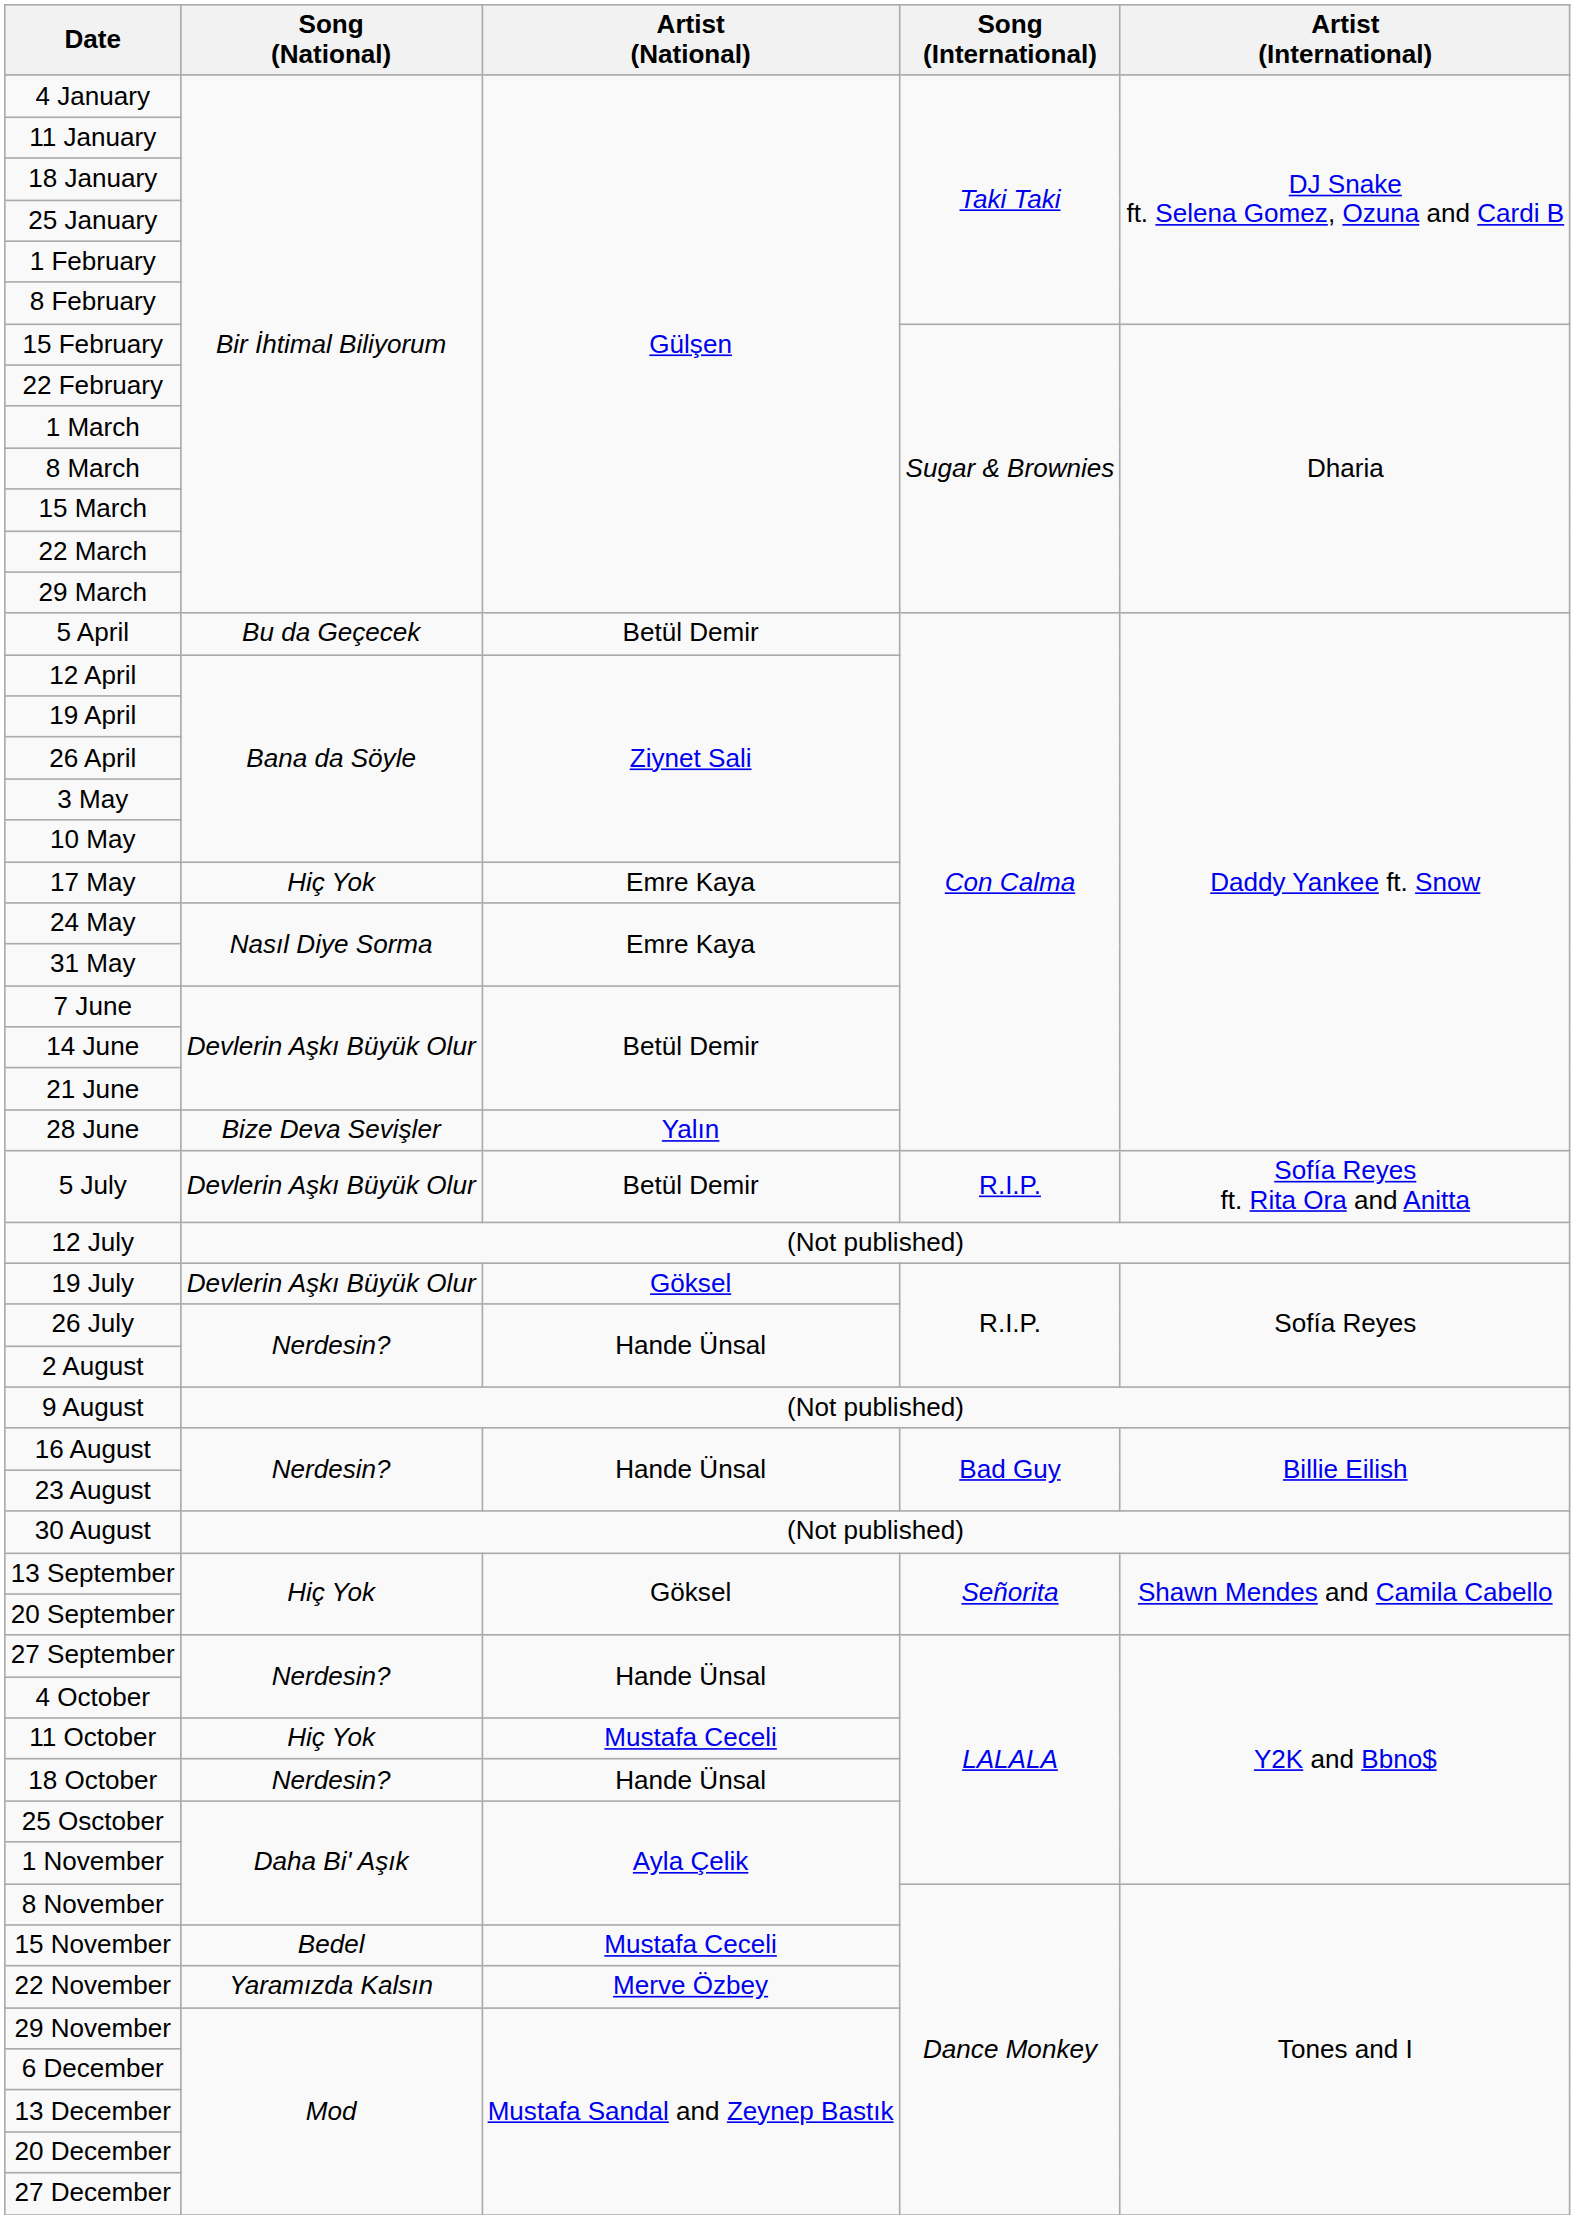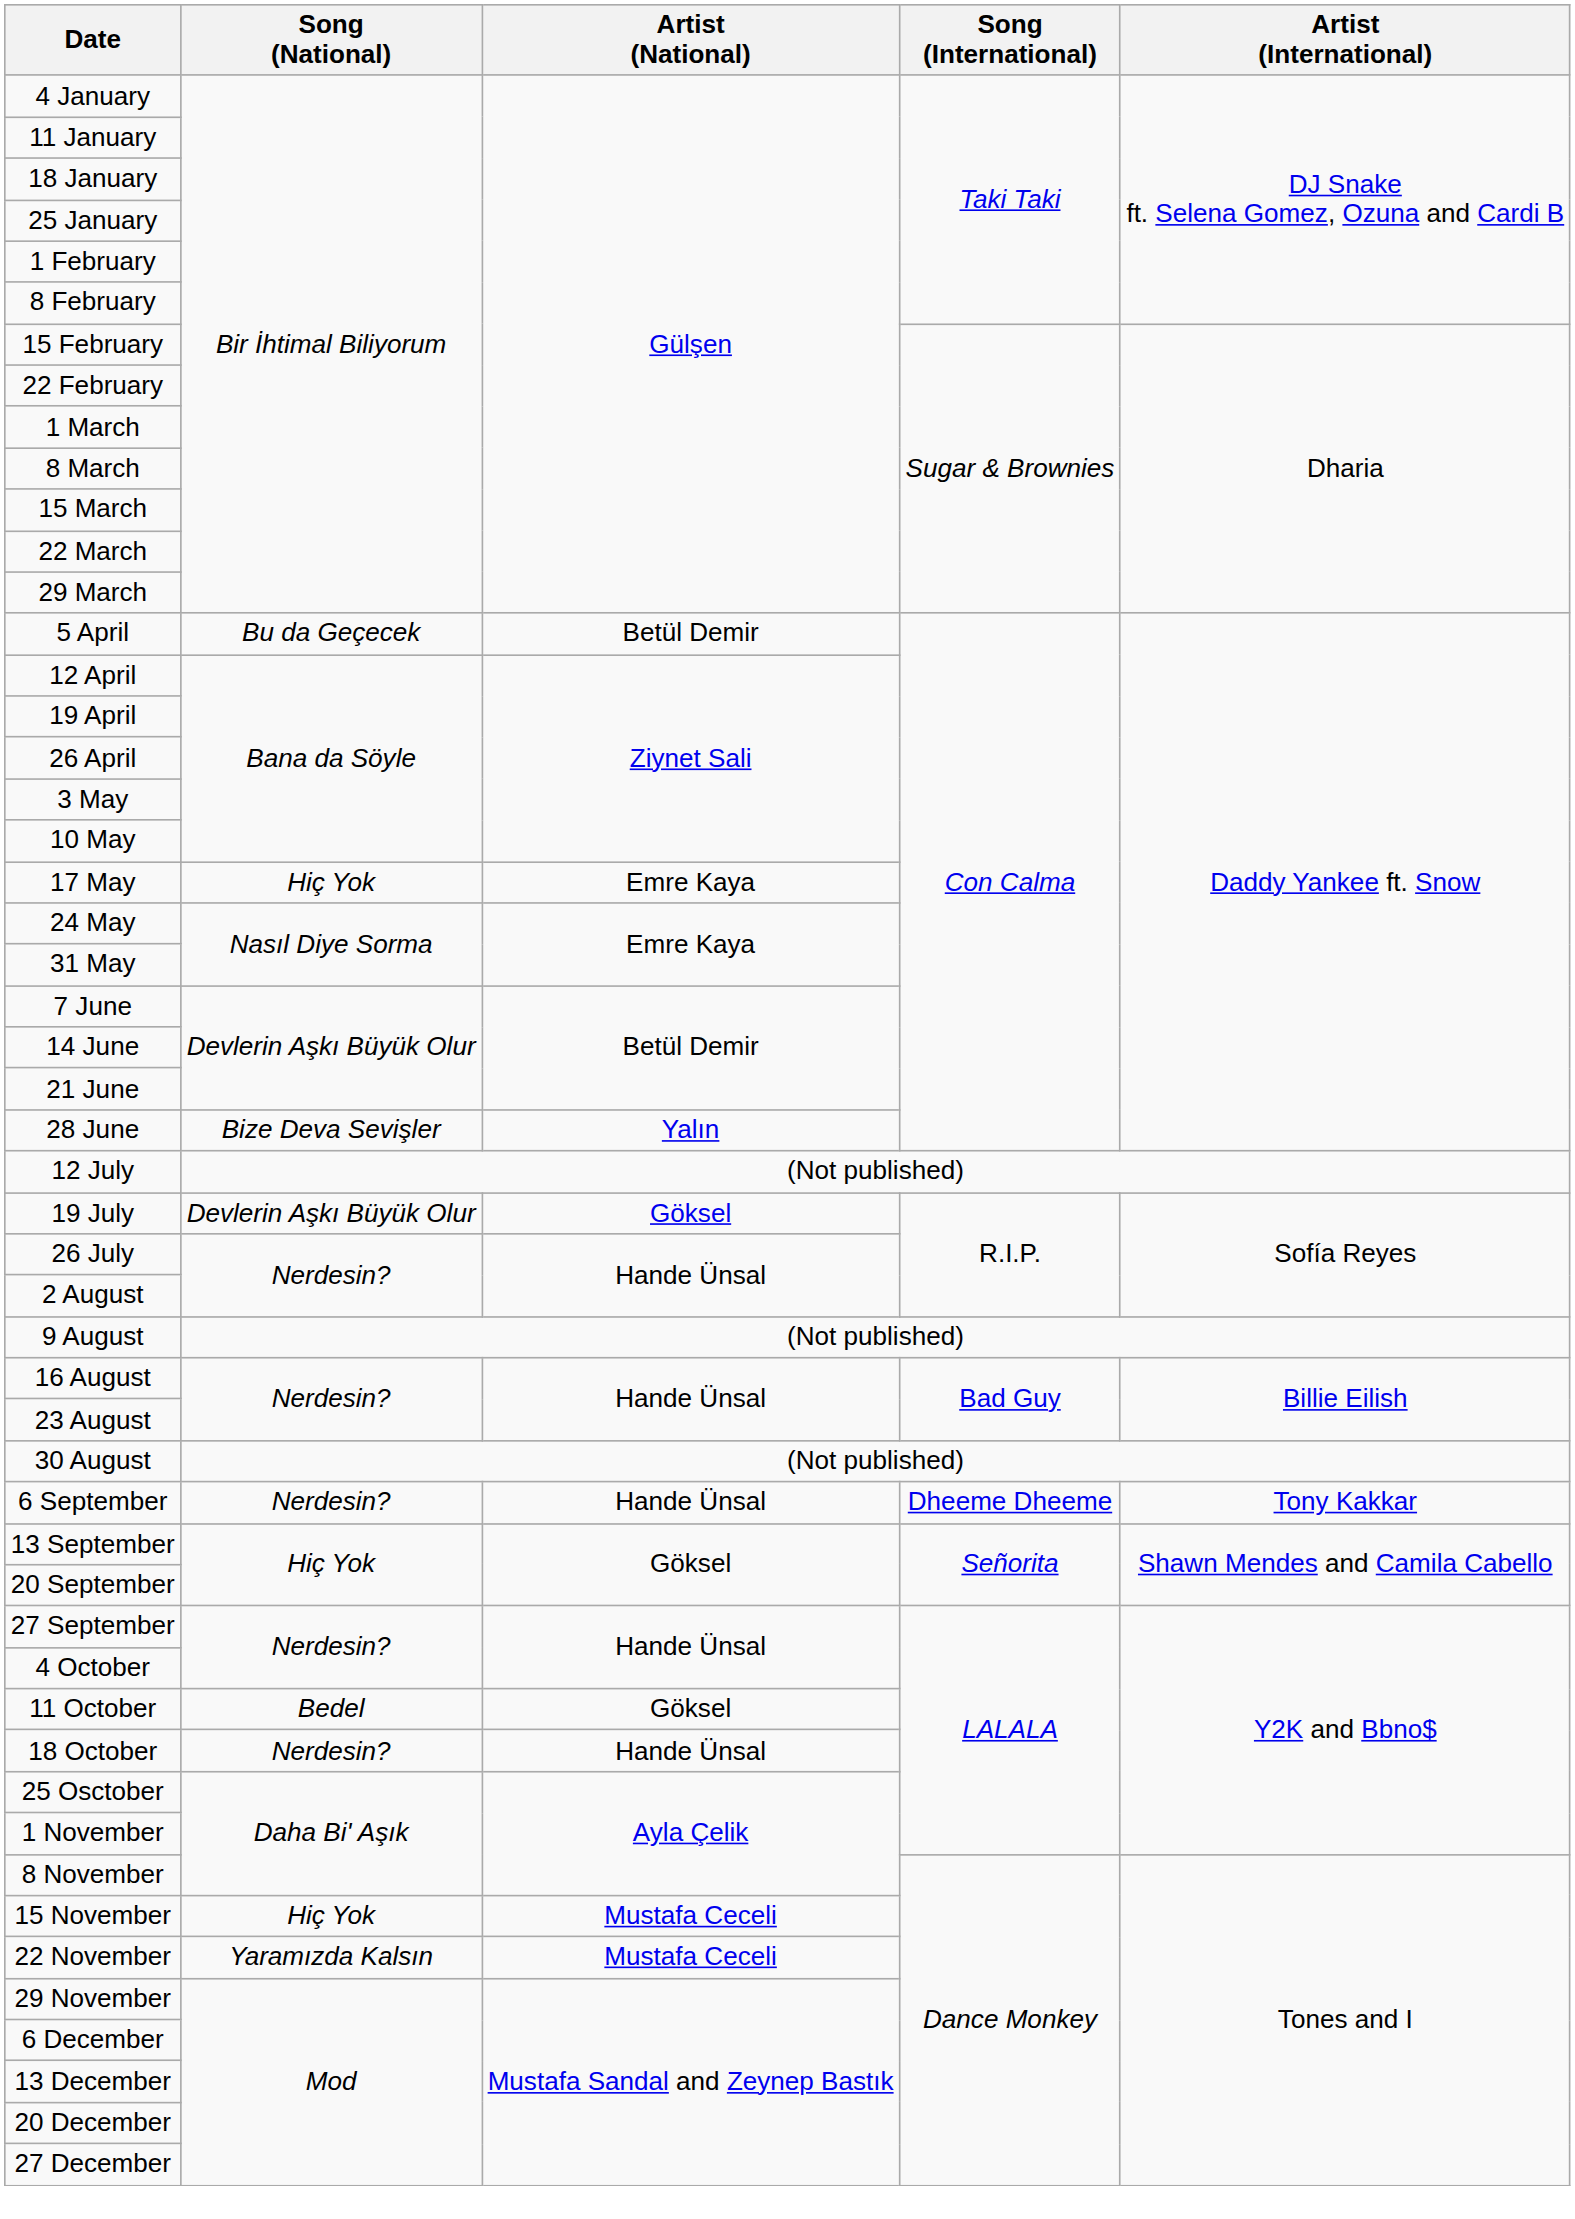- row: (93, 1185)
+ row: (93, 1502)
(331, 1738) Hiç Yok -> (331, 1708) Bedel
(691, 1738) Mustafa Ceceli -> (691, 1708) Göksel
(331, 1945) Bedel -> (331, 1915) Hiç Yok
(691, 1986) Merve Özbey -> (691, 1957) Mustafa Ceceli
